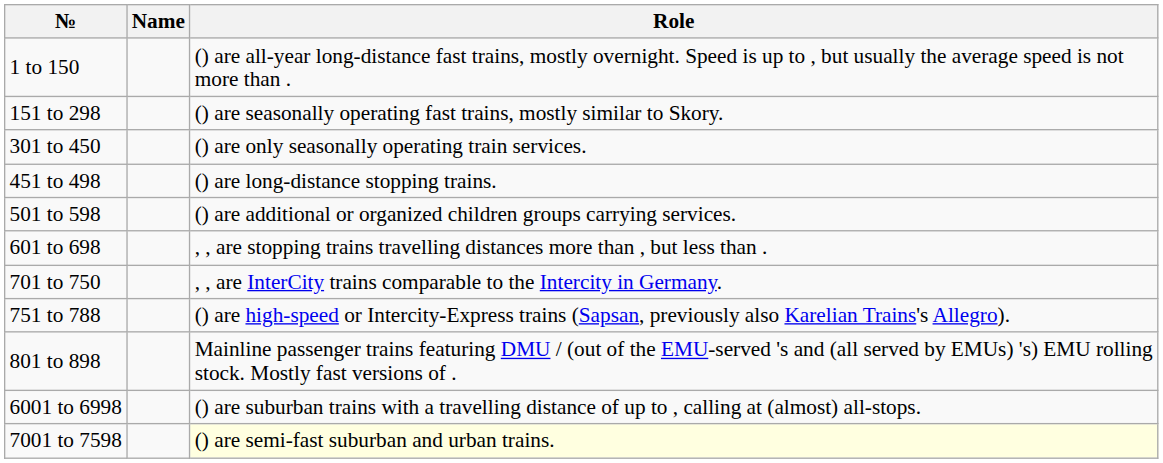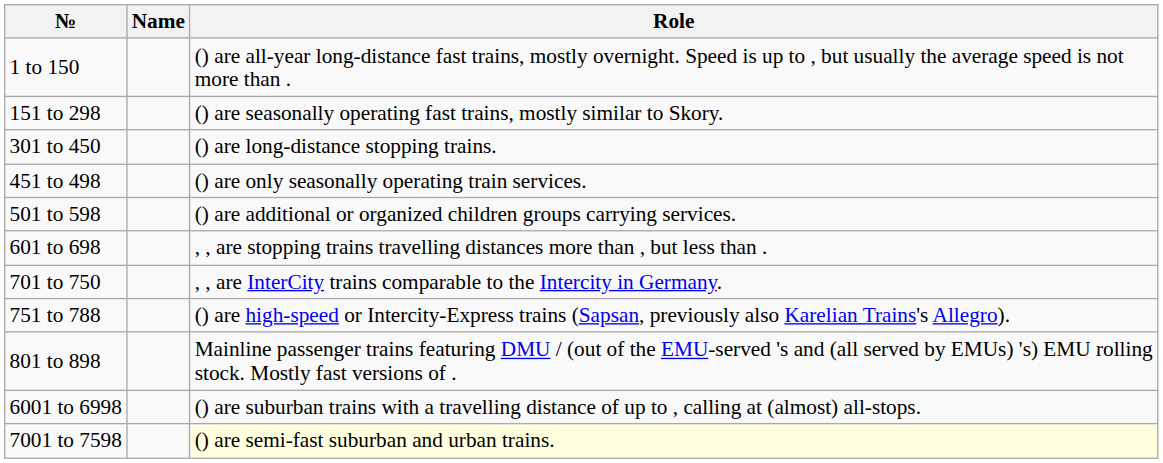(391, 146) () are only seasonally operating train services. -> (346, 146) () are long-distance stopping trains.
(346, 180) () are long-distance stopping trains. -> (391, 180) () are only seasonally operating train services.
